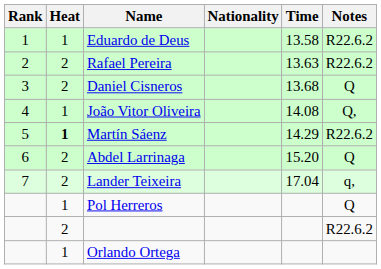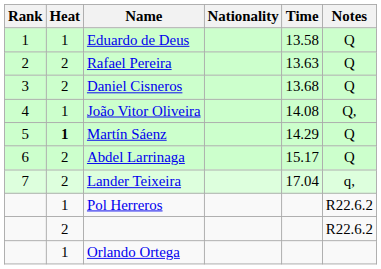(349, 39) R22.6.2 -> (349, 39) Q
(349, 63) R22.6.2 -> (349, 63) Q
(349, 134) R22.6.2 -> (349, 134) Q
(302, 157) 15.20 -> (302, 157) 15.17
(349, 205) Q -> (349, 205) R22.6.2
